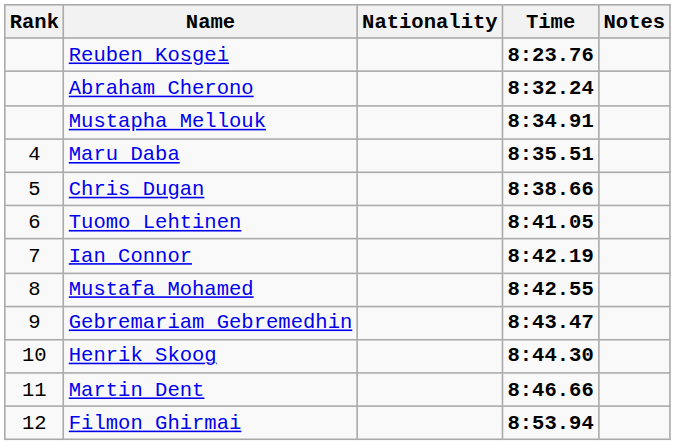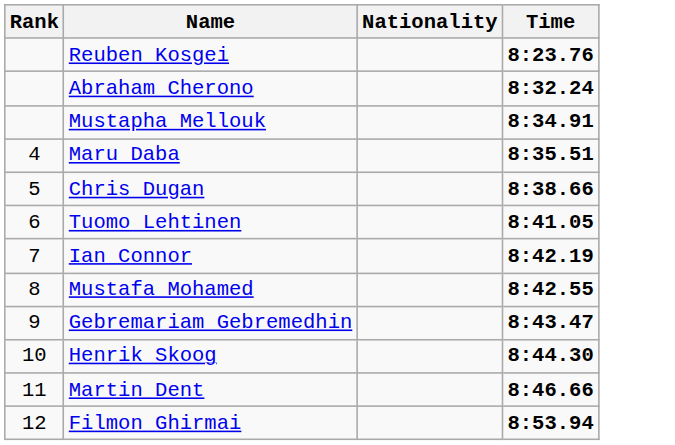- column: (634, 22)
